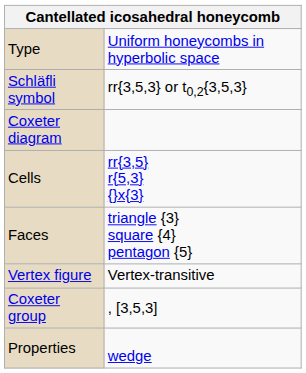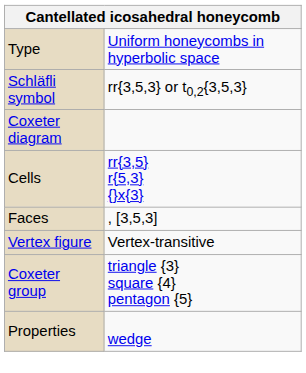(150, 235) triangle {3} square {4} pentagon {5} -> (133, 218) , [3,5,3]
(133, 307) , [3,5,3] -> (150, 282) triangle {3} square {4} pentagon {5}
